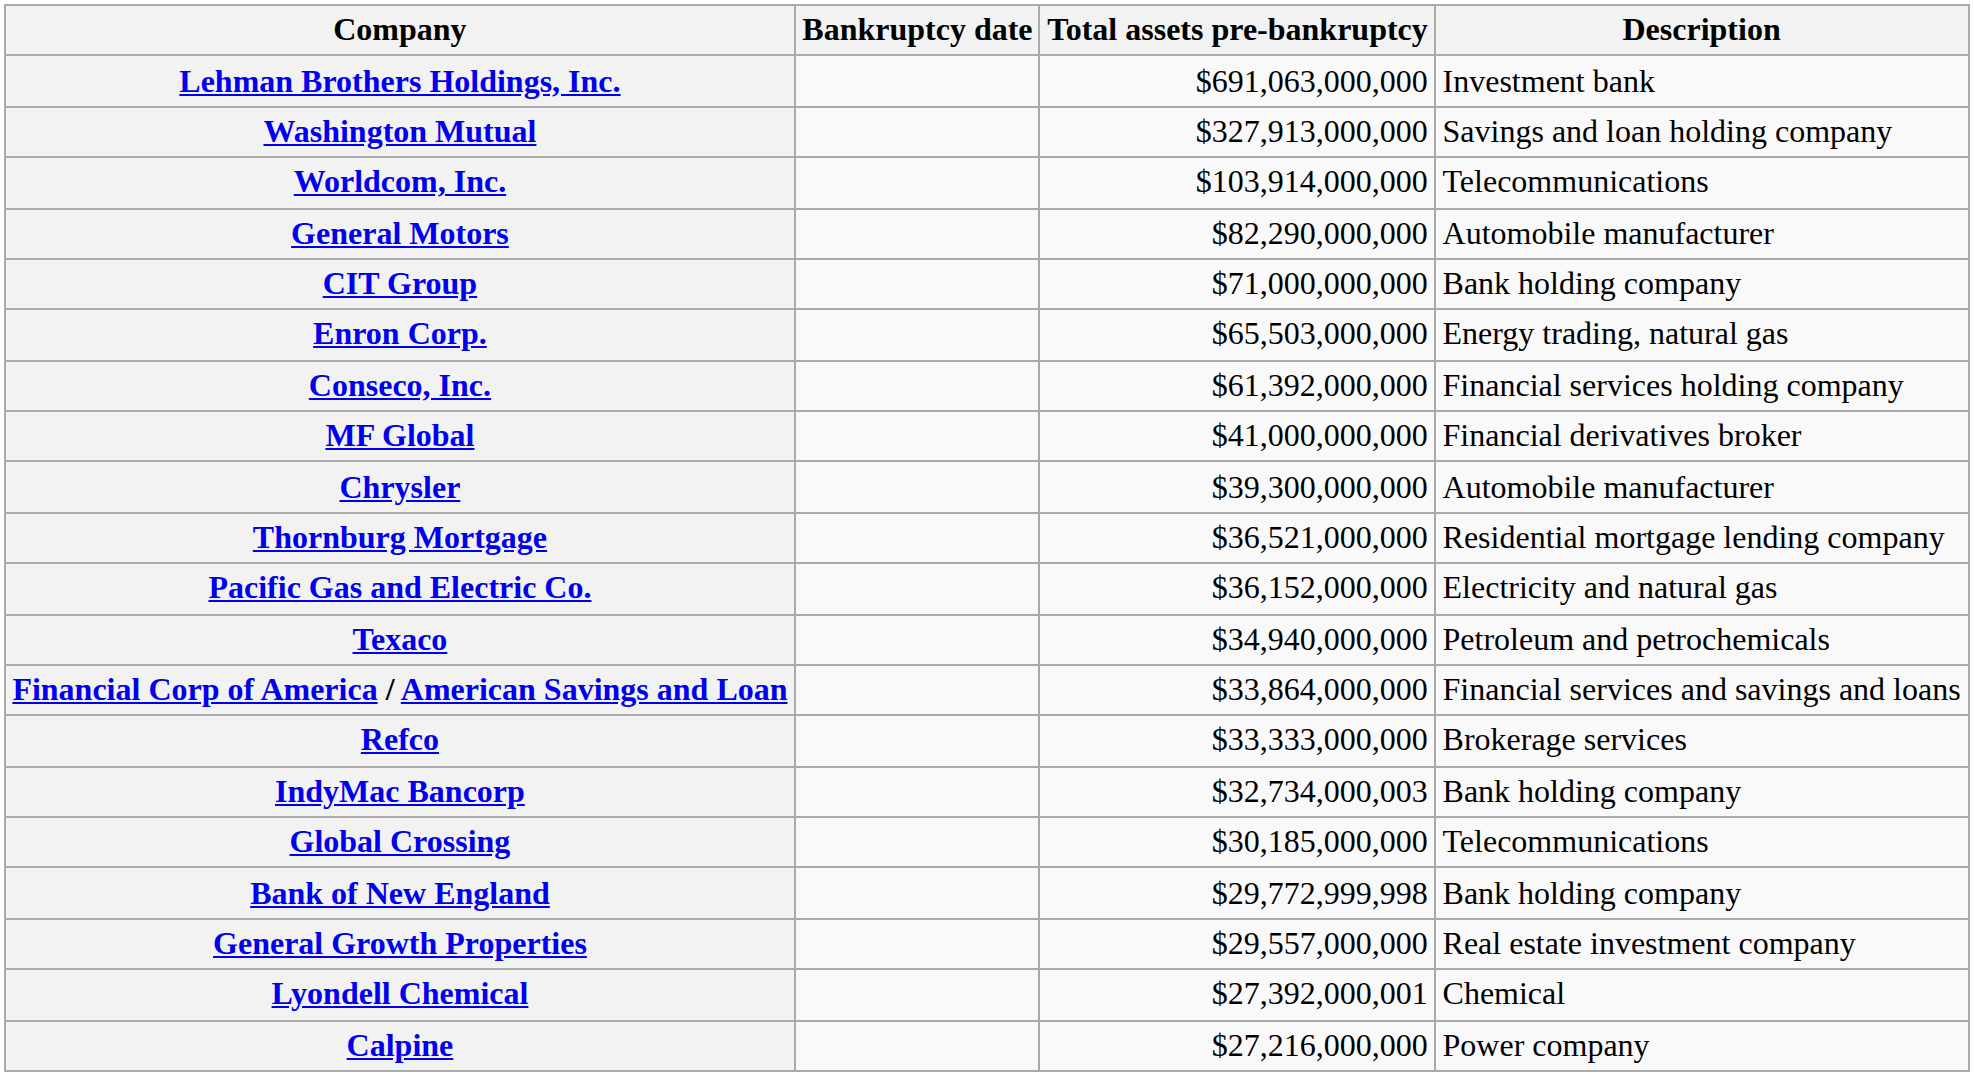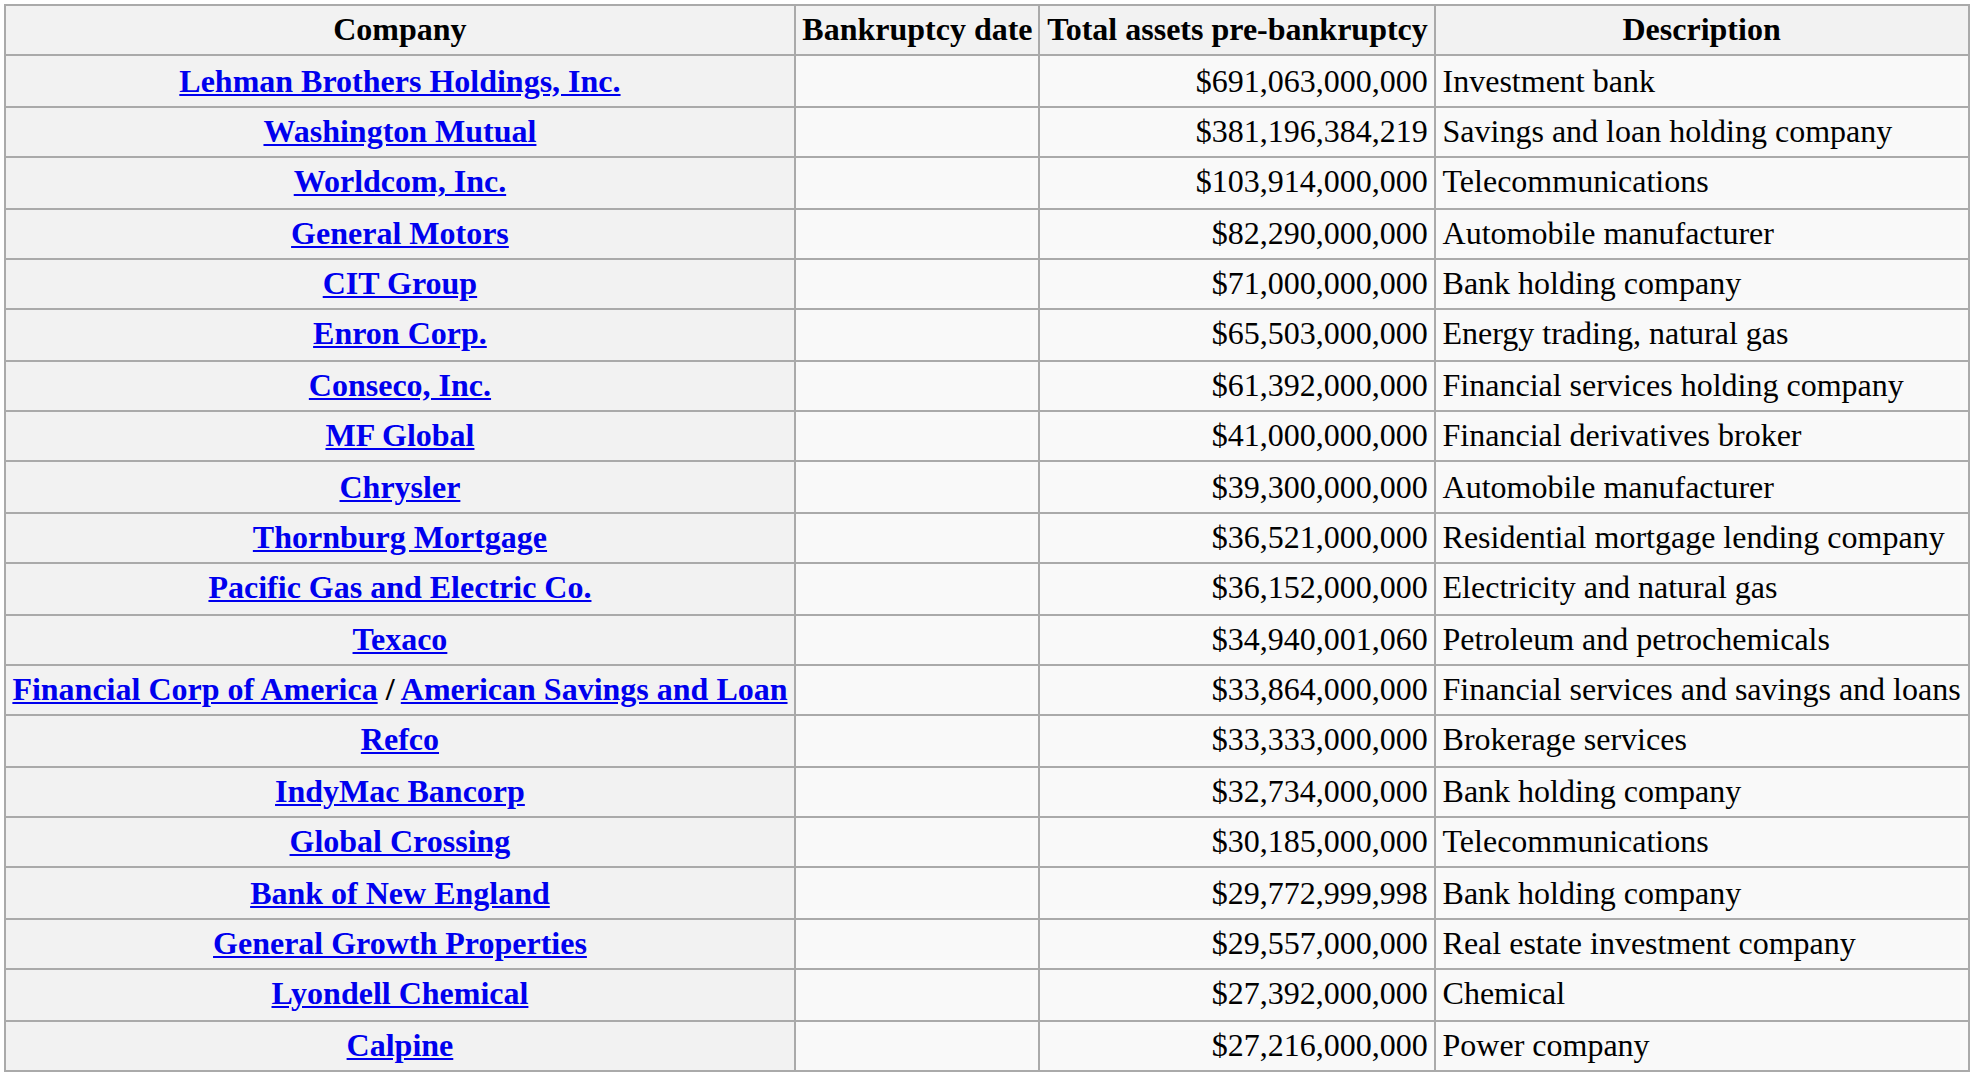(1312, 131) $327,913,000,000 -> (1312, 131) $381,196,384,219
(1320, 638) $34,940,000,000 -> (1320, 638) $34,940,001,060
(1320, 791) $32,734,000,003 -> (1320, 791) $32,734,000,000
(1320, 994) $27,392,000,001 -> (1320, 994) $27,392,000,000
